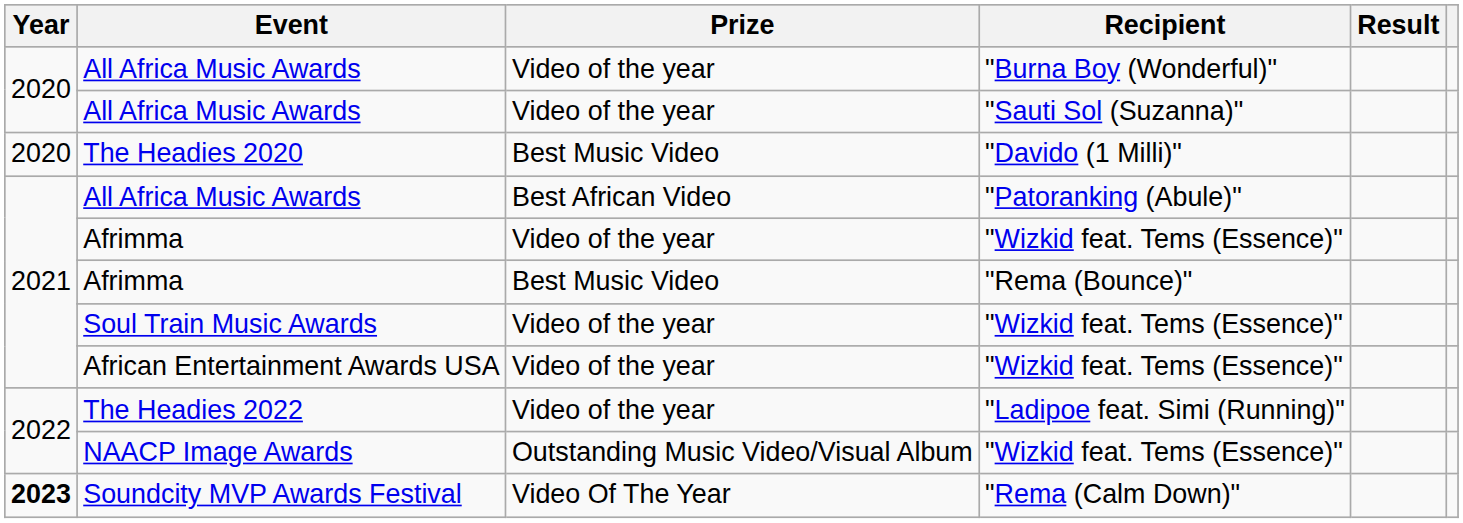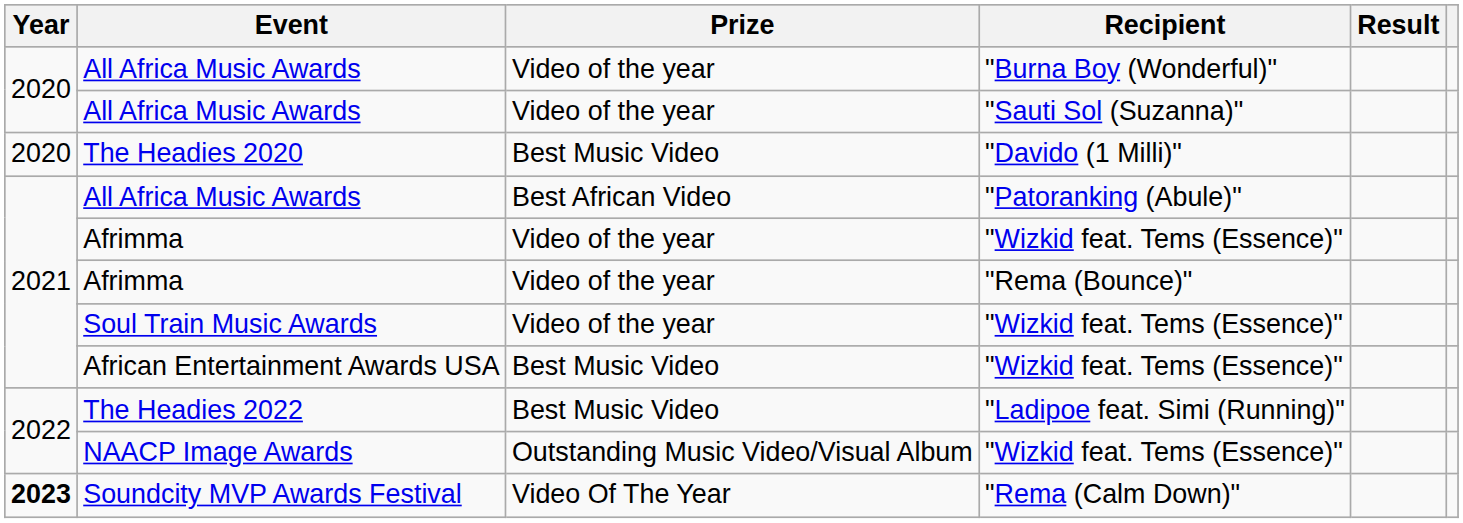(616, 281) Best Music Video -> (613, 281) Video of the year
(613, 366) Video of the year -> (616, 366) Best Music Video
(613, 409) Video of the year -> (616, 409) Best Music Video
